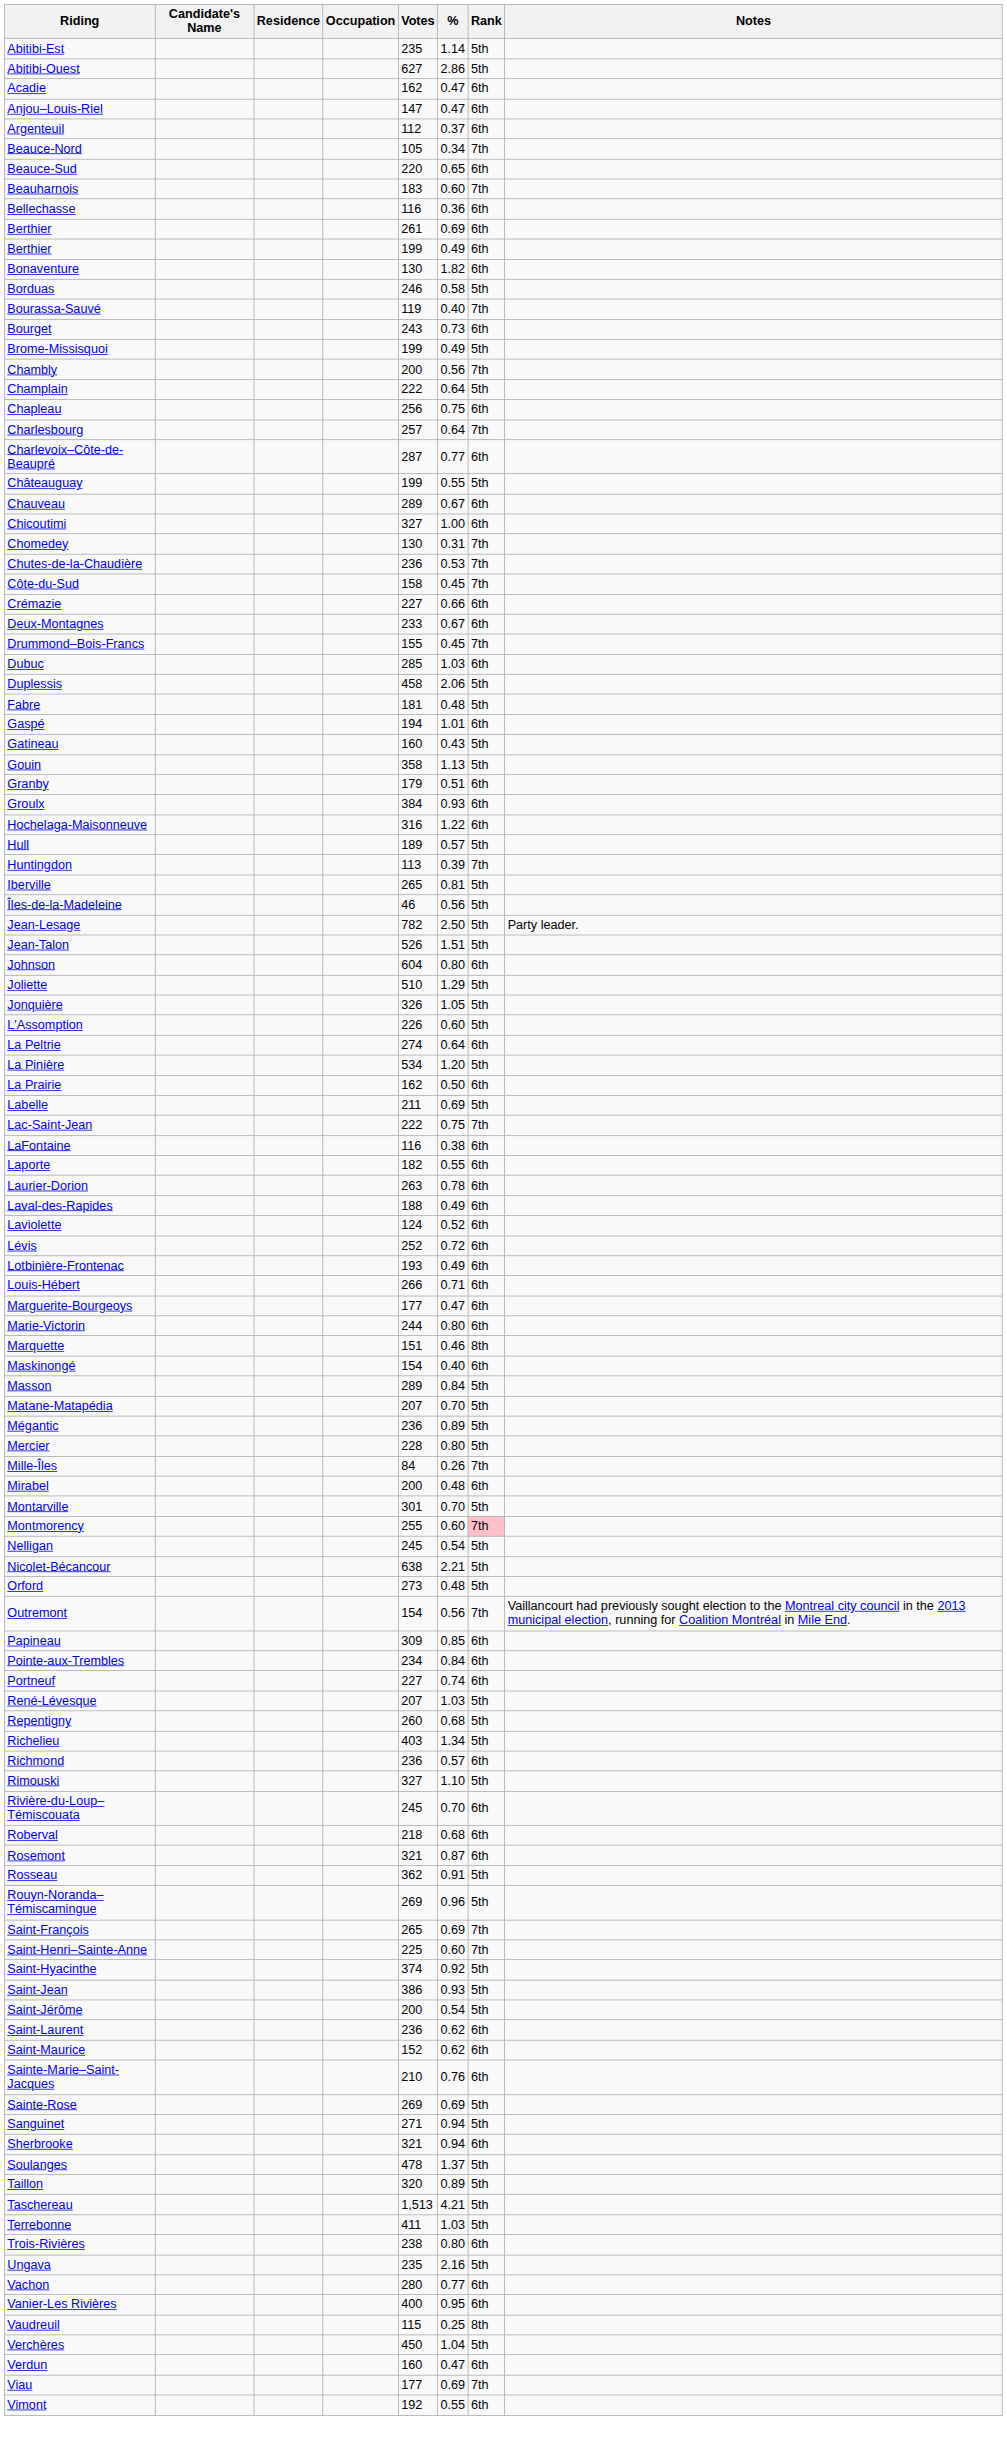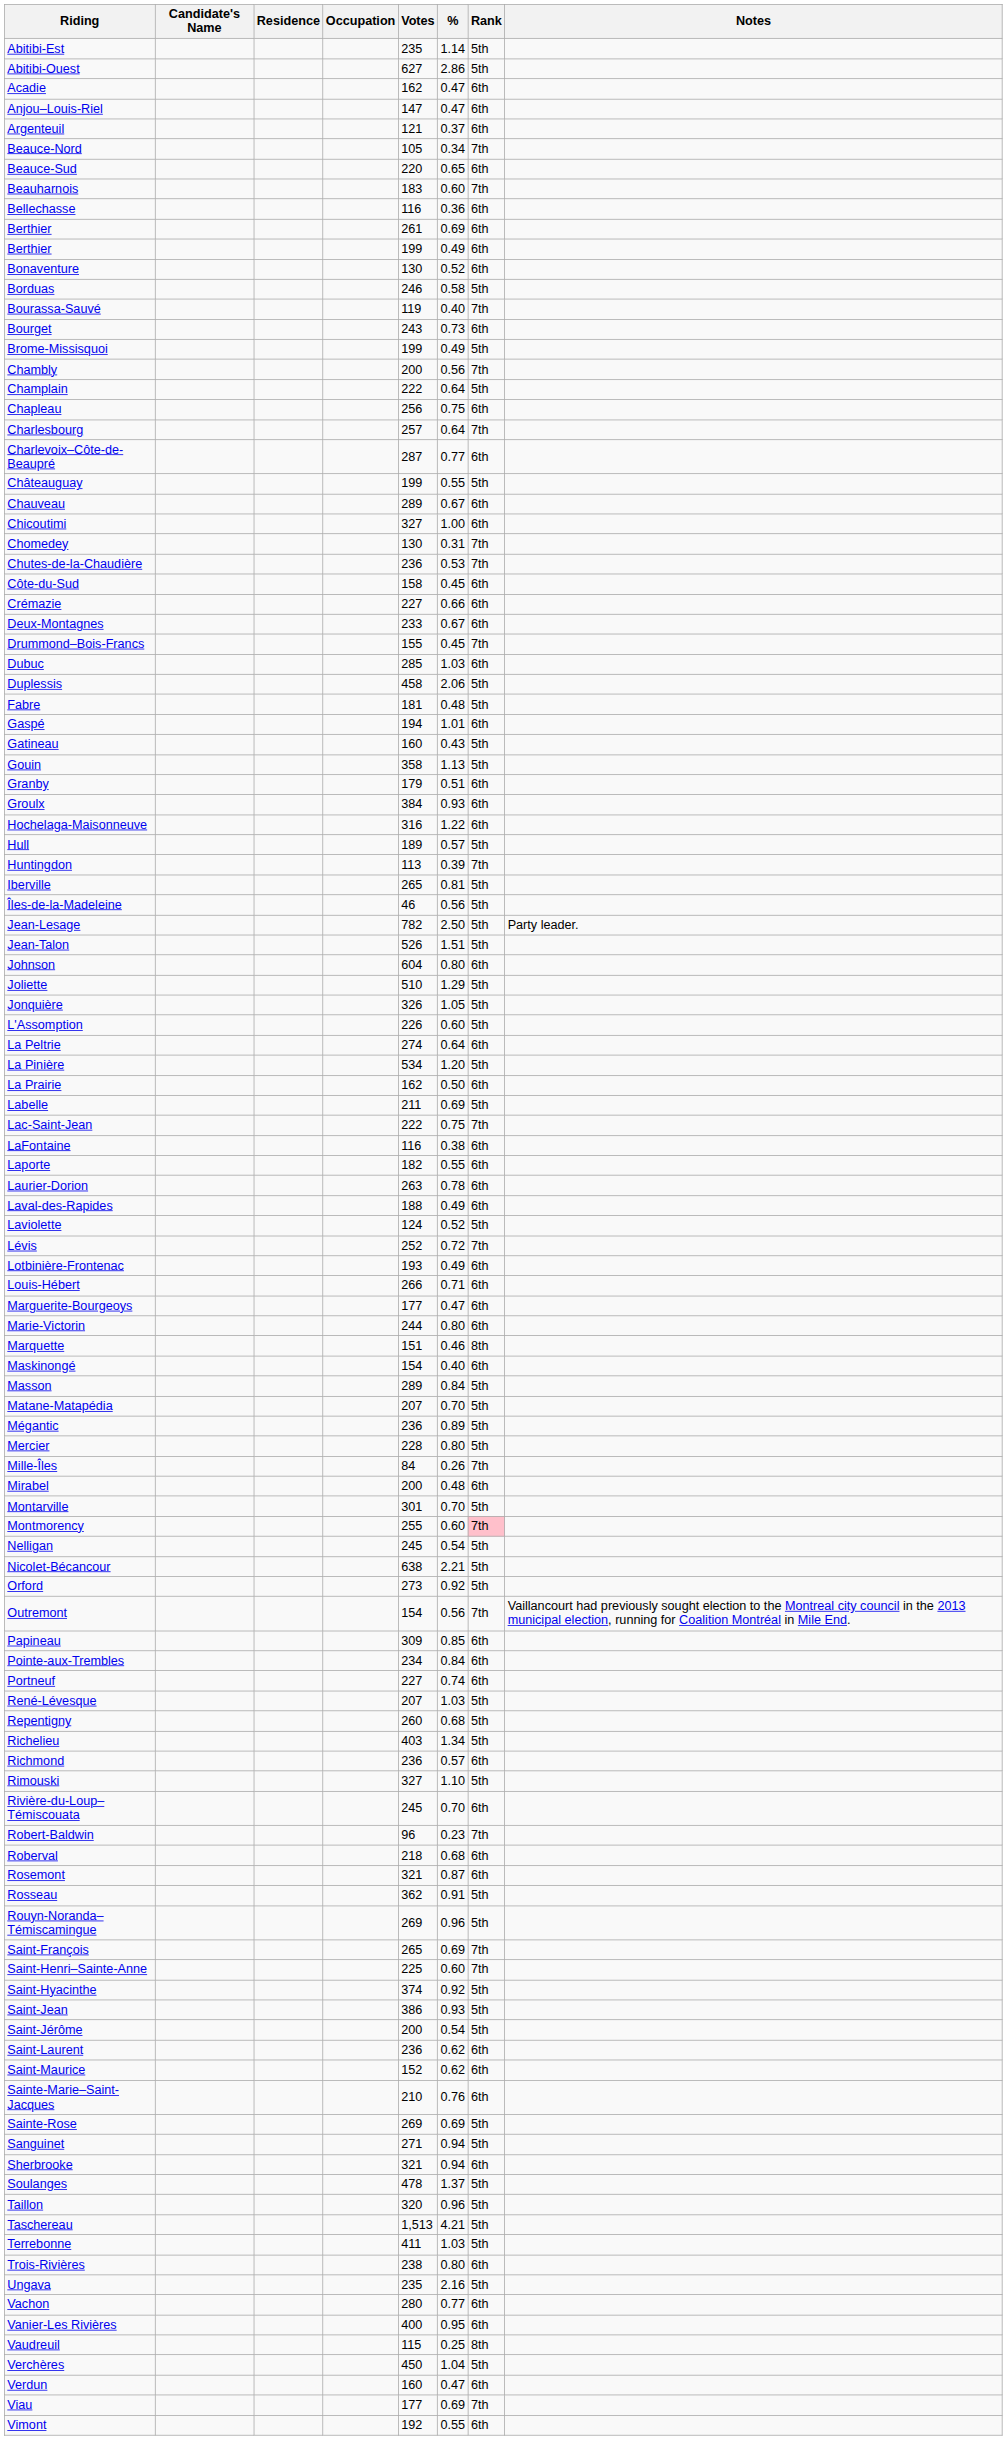(411, 128) 112 -> (412, 128) 121
(453, 269) 1.82 -> (453, 269) 0.52
(480, 584) 7th -> (480, 584) 6th
(480, 1225) 6th -> (480, 1225) 5th
(480, 1245) 6th -> (480, 1245) 7th
(453, 1586) 0.48 -> (453, 1586) 0.92
+ row: (51, 1835)
(453, 2184) 0.89 -> (453, 2204) 0.96
